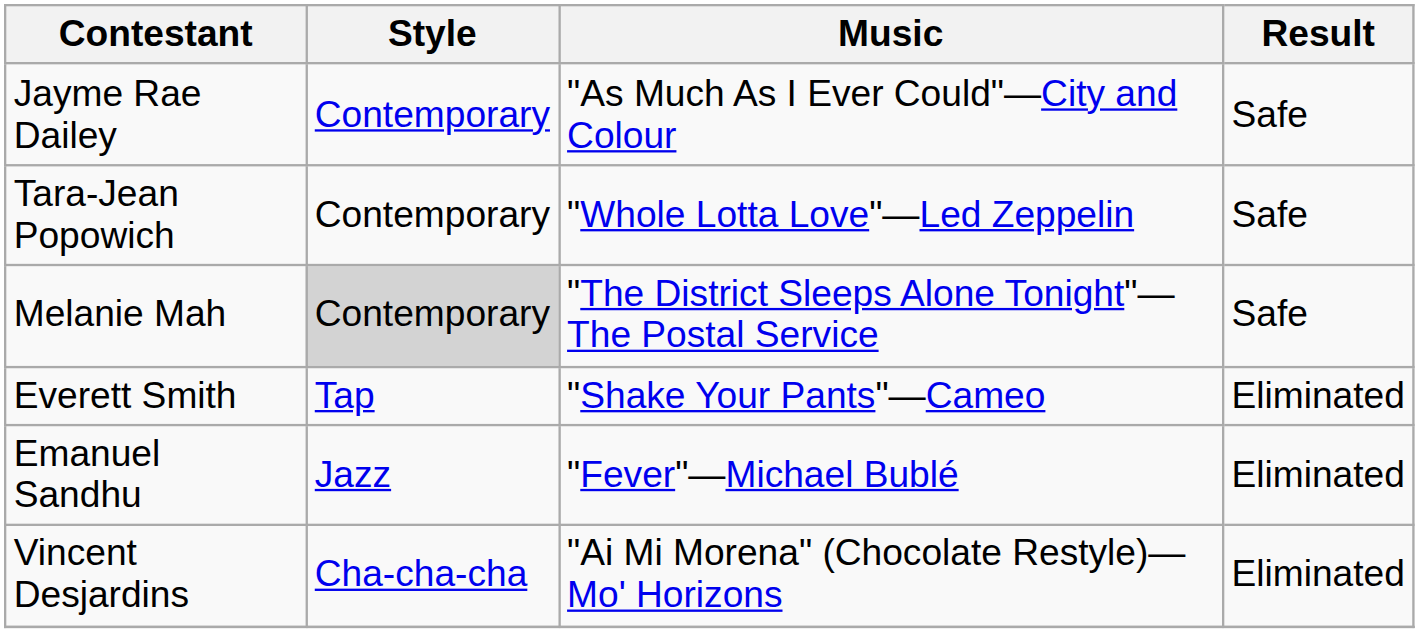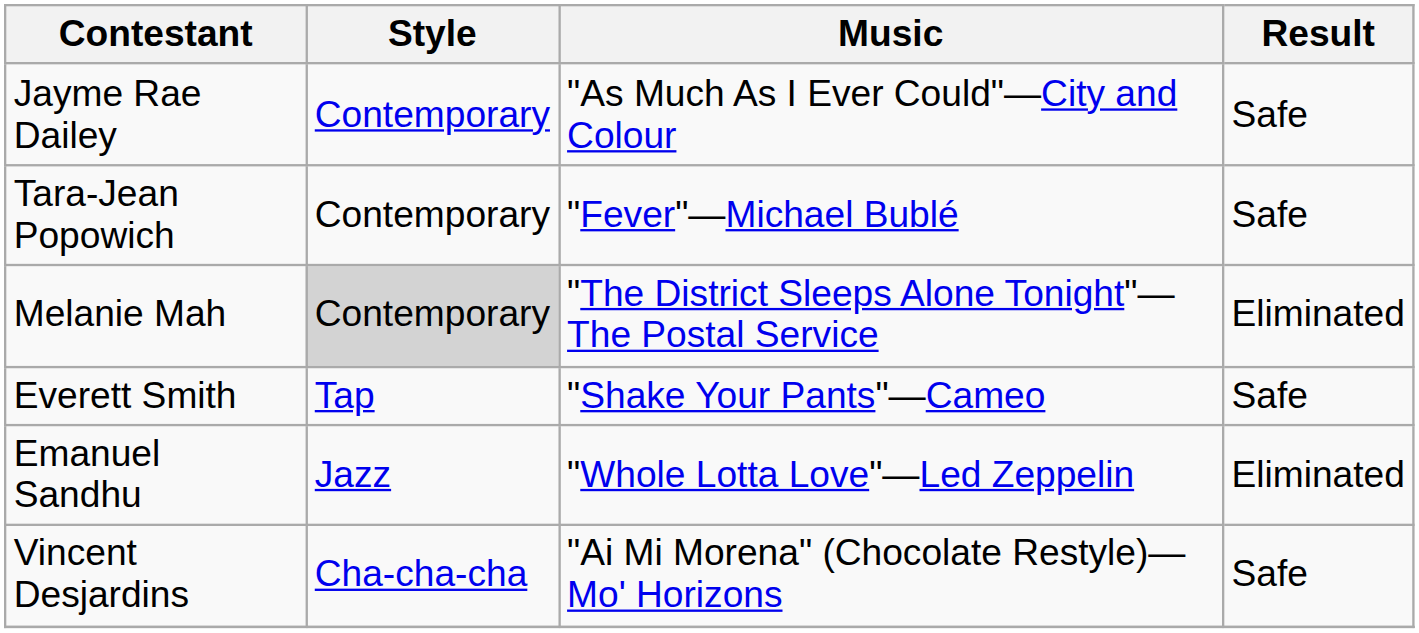(851, 214) "Whole Lotta Love"—Led Zeppelin -> (763, 214) "Fever"—Michael Bublé
(1270, 314) Safe -> (1318, 314) Eliminated
(1318, 394) Eliminated -> (1270, 394) Safe
(763, 474) "Fever"—Michael Bublé -> (851, 474) "Whole Lotta Love"—Led Zeppelin
(1318, 575) Eliminated -> (1270, 575) Safe
